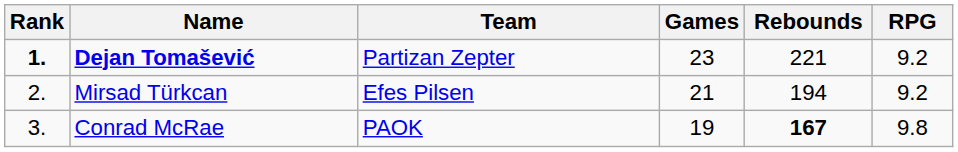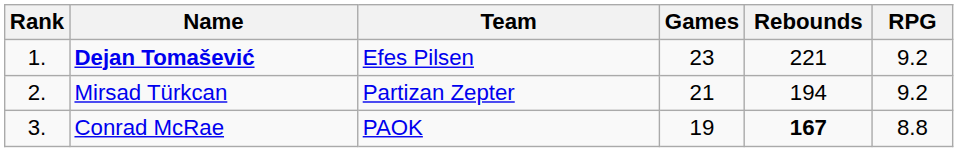(37, 57) bold -> (37, 57) normal
(439, 57) Partizan Zepter -> (418, 57) Efes Pilsen
(418, 92) Efes Pilsen -> (439, 92) Partizan Zepter
(912, 127) 9.8 -> (912, 127) 8.8
